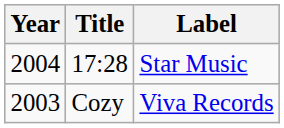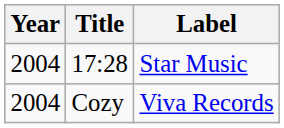(35, 102) 2003 -> (35, 102) 2004
